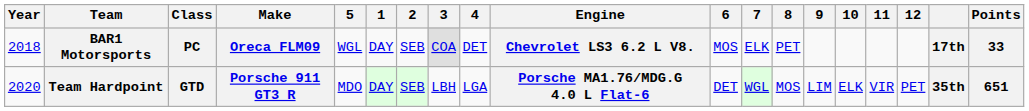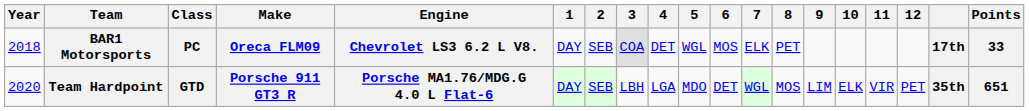columns swapped: (600, 16) <-> (350, 16)
